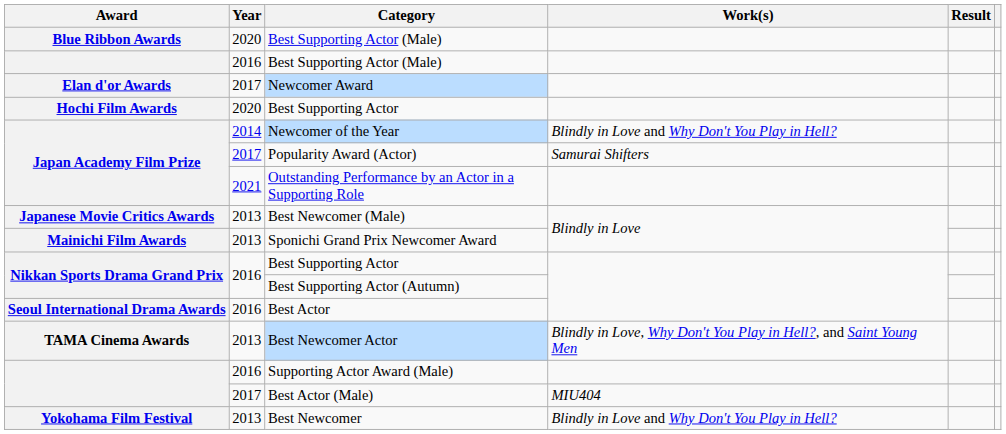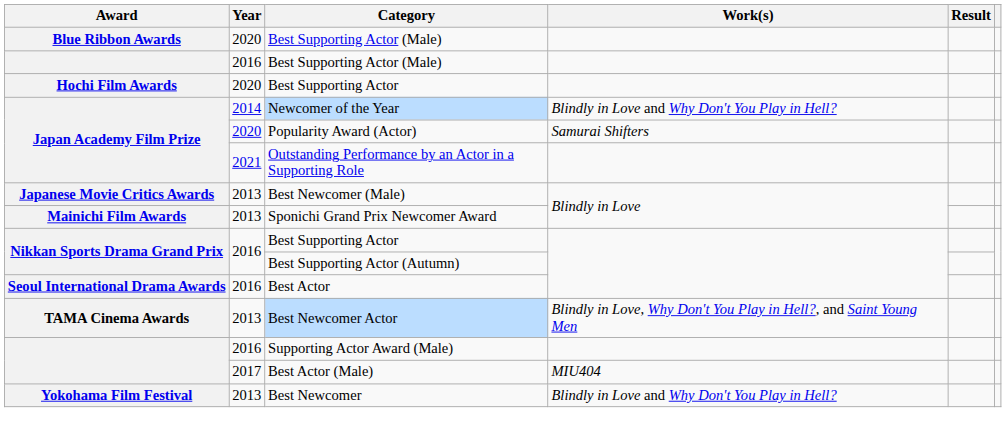- row: (117, 85)
(247, 154) 2017 -> (247, 131) 2020
